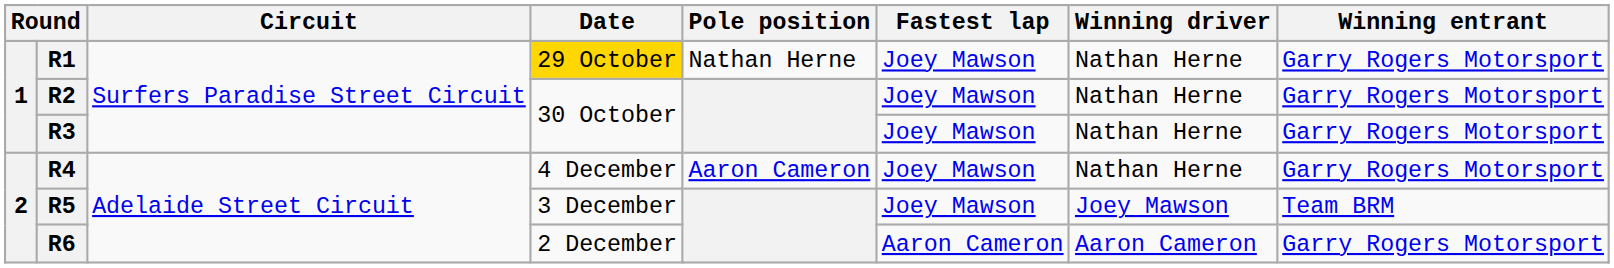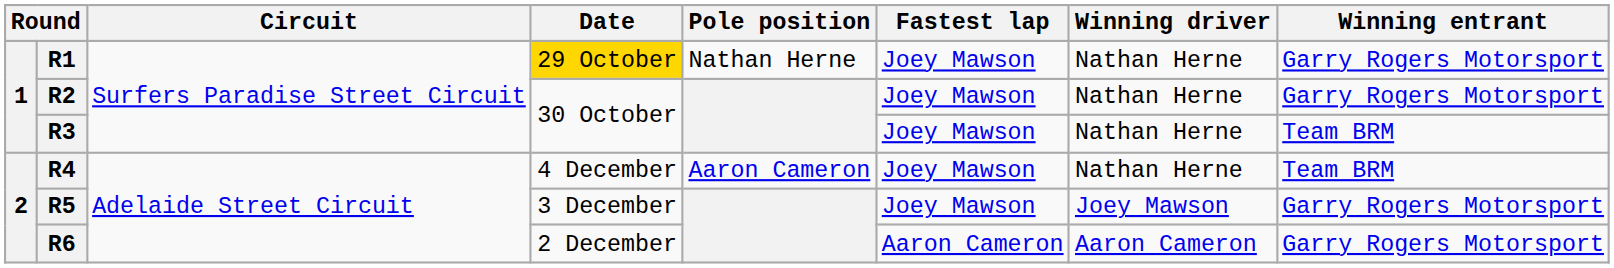(1443, 134) Garry Rogers Motorsport -> (1338, 134) Team BRM
(1443, 170) Garry Rogers Motorsport -> (1338, 170) Team BRM
(1338, 207) Team BRM -> (1443, 207) Garry Rogers Motorsport
